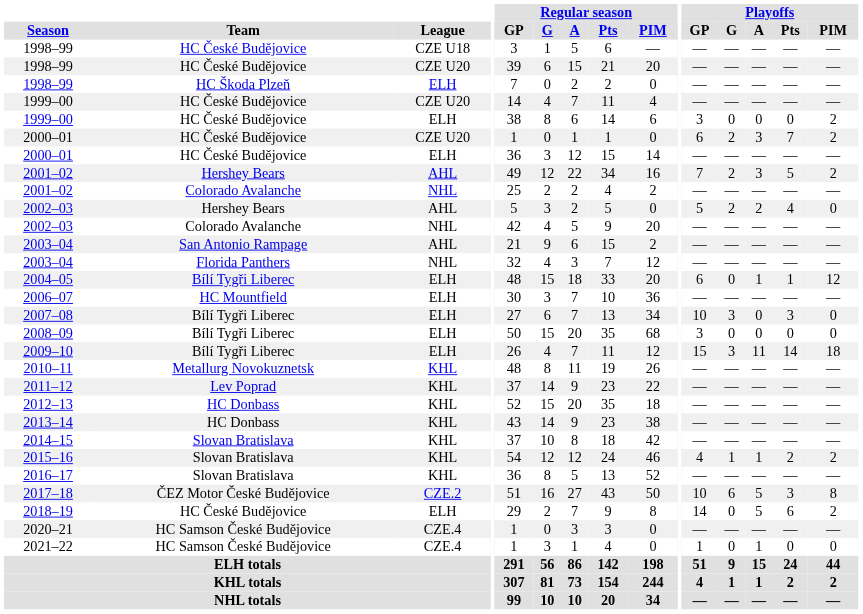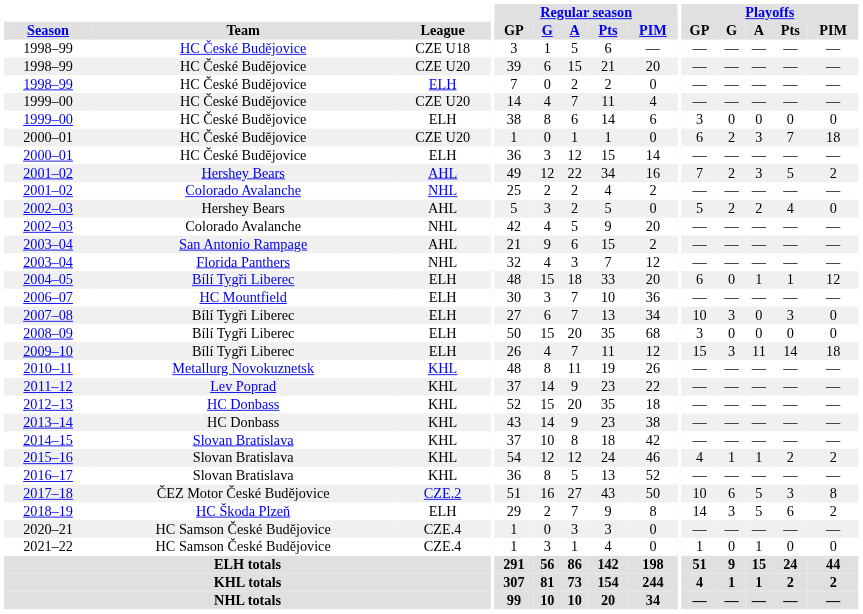(243, 84) HC Škoda Plzeň -> (243, 84) HC České Budějovice
(833, 119) 2 -> (833, 119) 0
(833, 137) 2 -> (833, 137) 18
(243, 511) HC České Budějovice -> (243, 511) HC Škoda Plzeň
(732, 511) 0 -> (732, 511) 3
